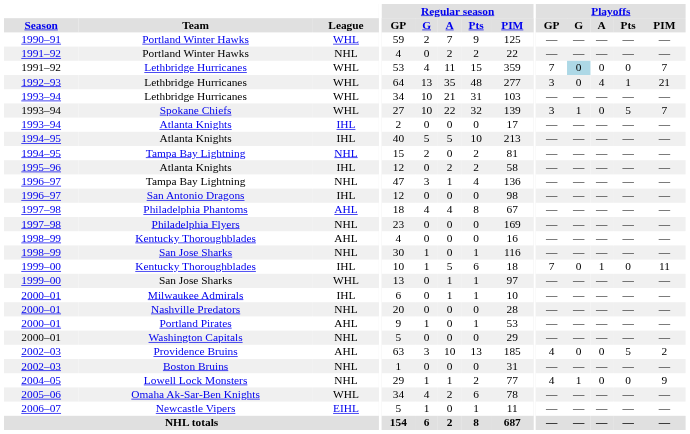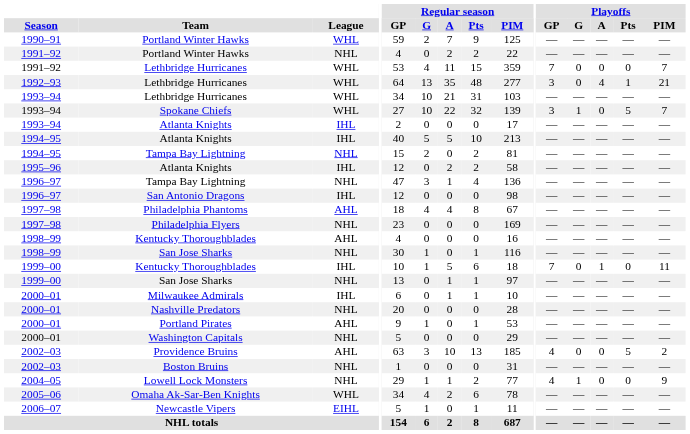(579, 68) lightblue background -> (579, 68) no background
(346, 281) WHL -> (346, 281) NHL
